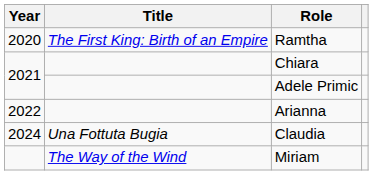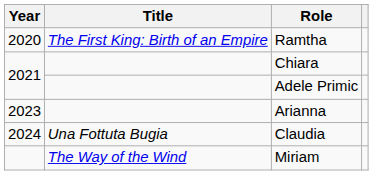(24, 110) 2022 -> (24, 110) 2023
